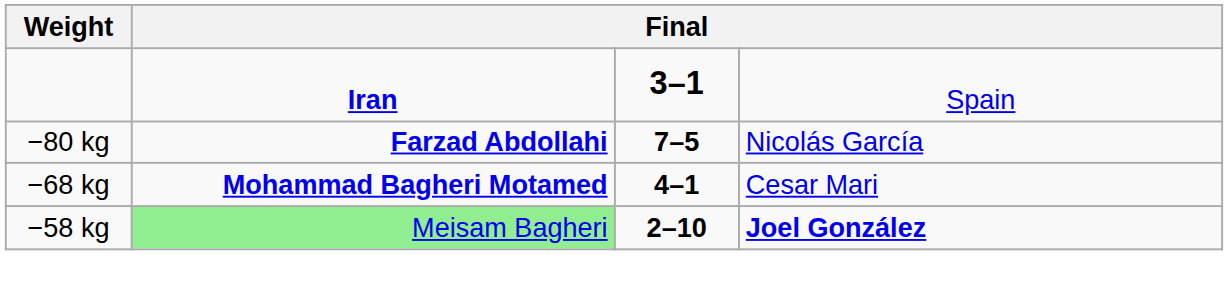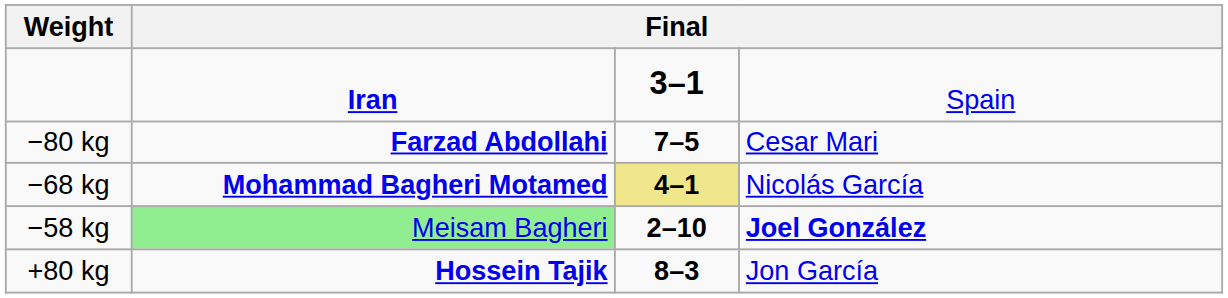(835, 142) Nicolás García -> (812, 142) Cesar Mari
(677, 185) no background -> (677, 185) khaki background
(812, 185) Cesar Mari -> (835, 185) Nicolás García
+ row: (69, 271)
